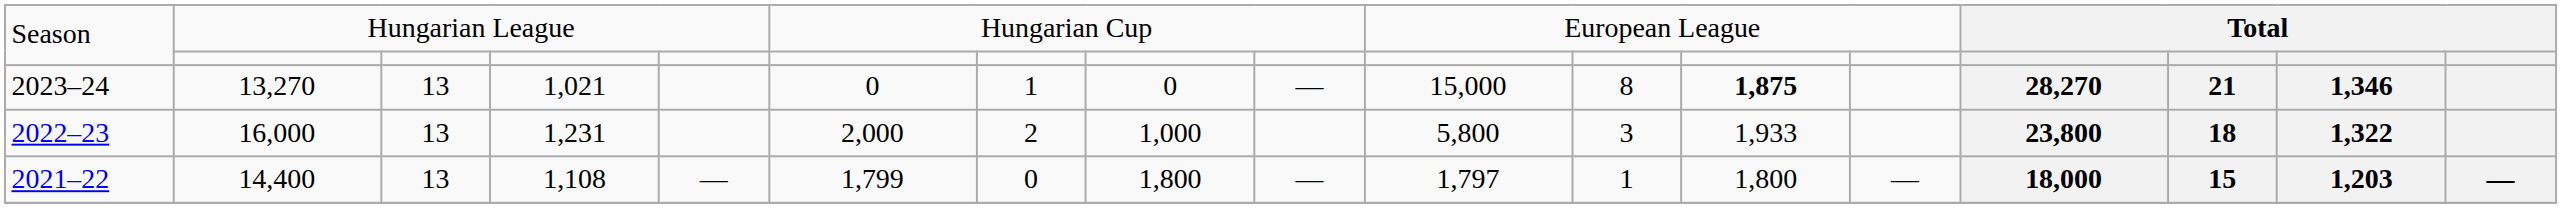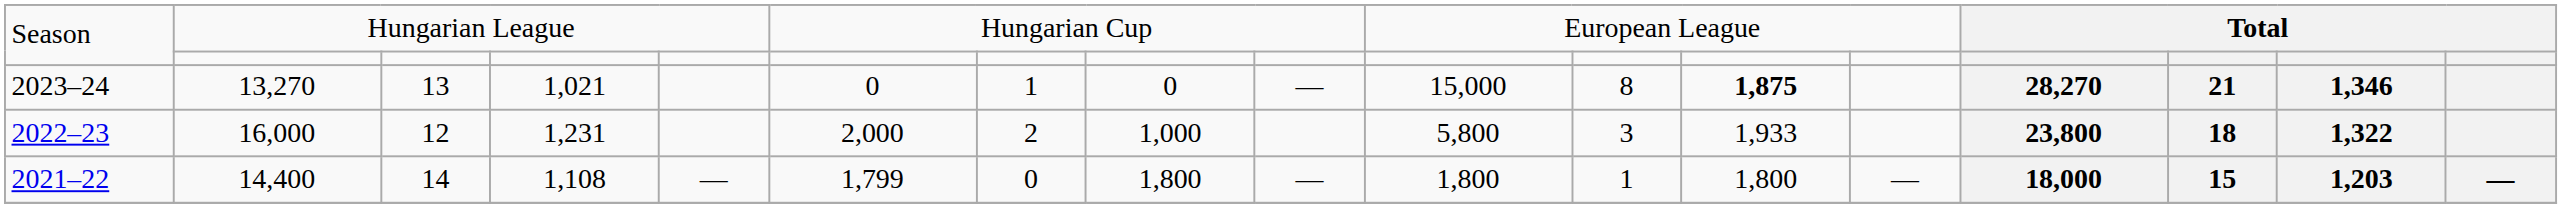(435, 133) 13 -> (435, 133) 12
(435, 179) 13 -> (435, 179) 14
(1468, 179) 1,797 -> (1468, 179) 1,800
